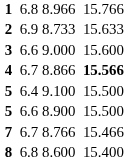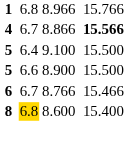- row: (59, 29)
- row: (59, 50)
(9, 131) 7 -> (9, 91) 6
(29, 152) no background -> (29, 111) gold background
